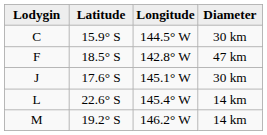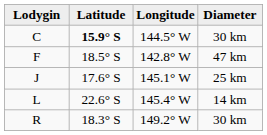(101, 36) normal -> (101, 36) bold
(230, 78) 30 km -> (230, 78) 25 km
- row: (37, 120)
+ row: (37, 120)
